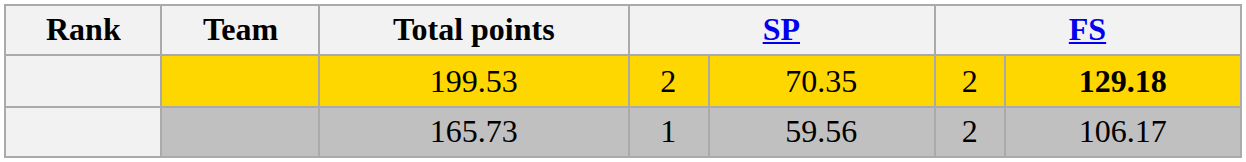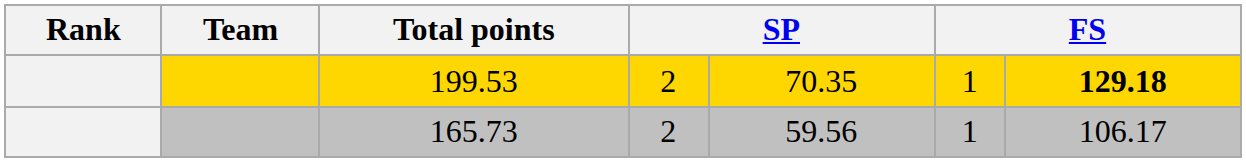(970, 80) 2 -> (970, 80) 1
(668, 131) 1 -> (668, 131) 2
(970, 131) 2 -> (970, 131) 1
